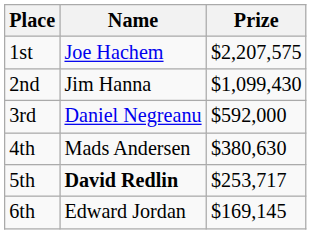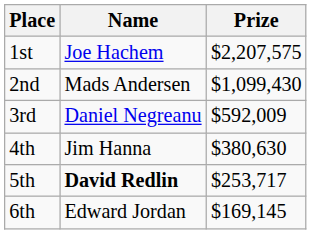(108, 84) Jim Hanna -> (127, 84) Mads Andersen
(249, 116) $592,000 -> (249, 116) $592,009
(127, 148) Mads Andersen -> (108, 148) Jim Hanna
